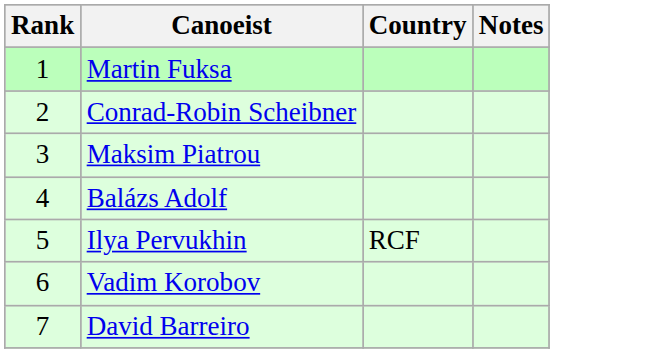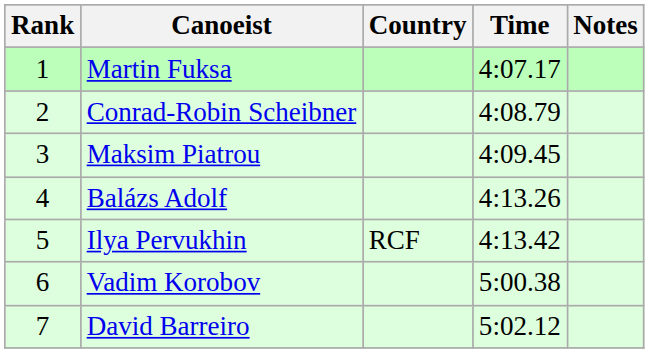+ column: (520, 25)
